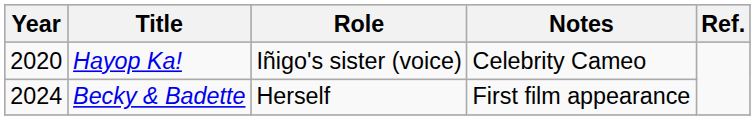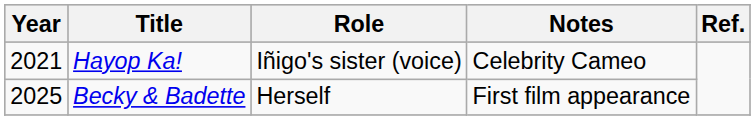(36, 60) 2020 -> (36, 60) 2021
(36, 97) 2024 -> (36, 97) 2025
